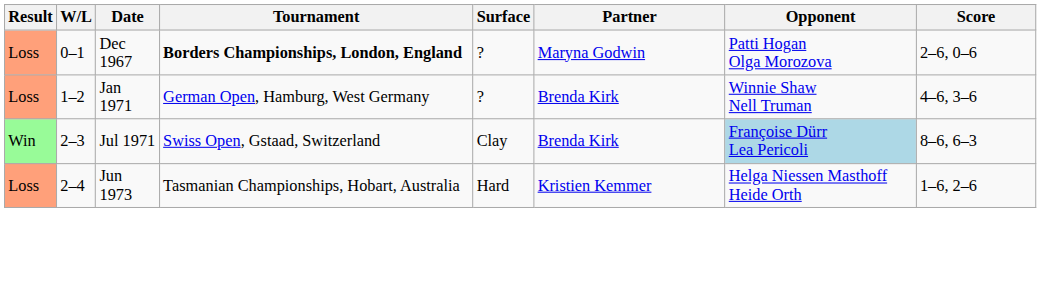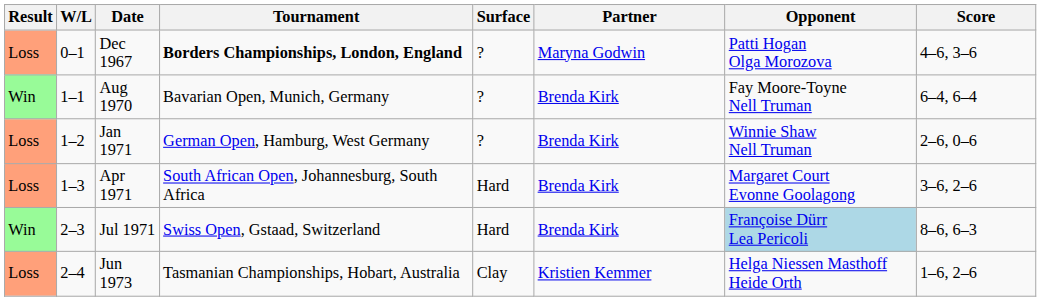(948, 52) 2–6, 0–6 -> (948, 52) 4–6, 3–6
+ row: (116, 96)
(948, 96) 4–6, 3–6 -> (948, 140) 2–6, 0–6
+ row: (116, 185)
(492, 140) Clay -> (493, 229) Hard
(493, 185) Hard -> (492, 273) Clay
